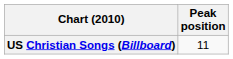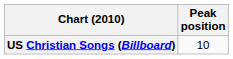(203, 44) 11 -> (203, 44) 10
